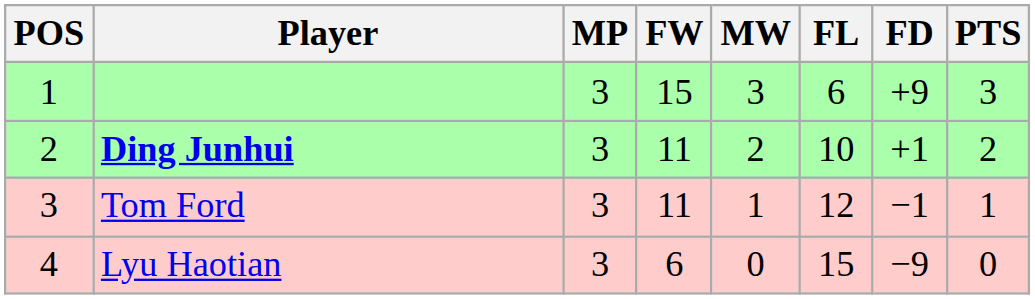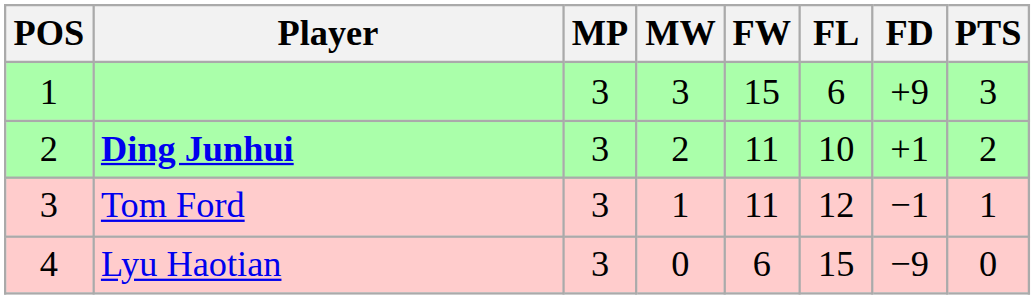columns swapped: (756, 33) <-> (674, 33)
